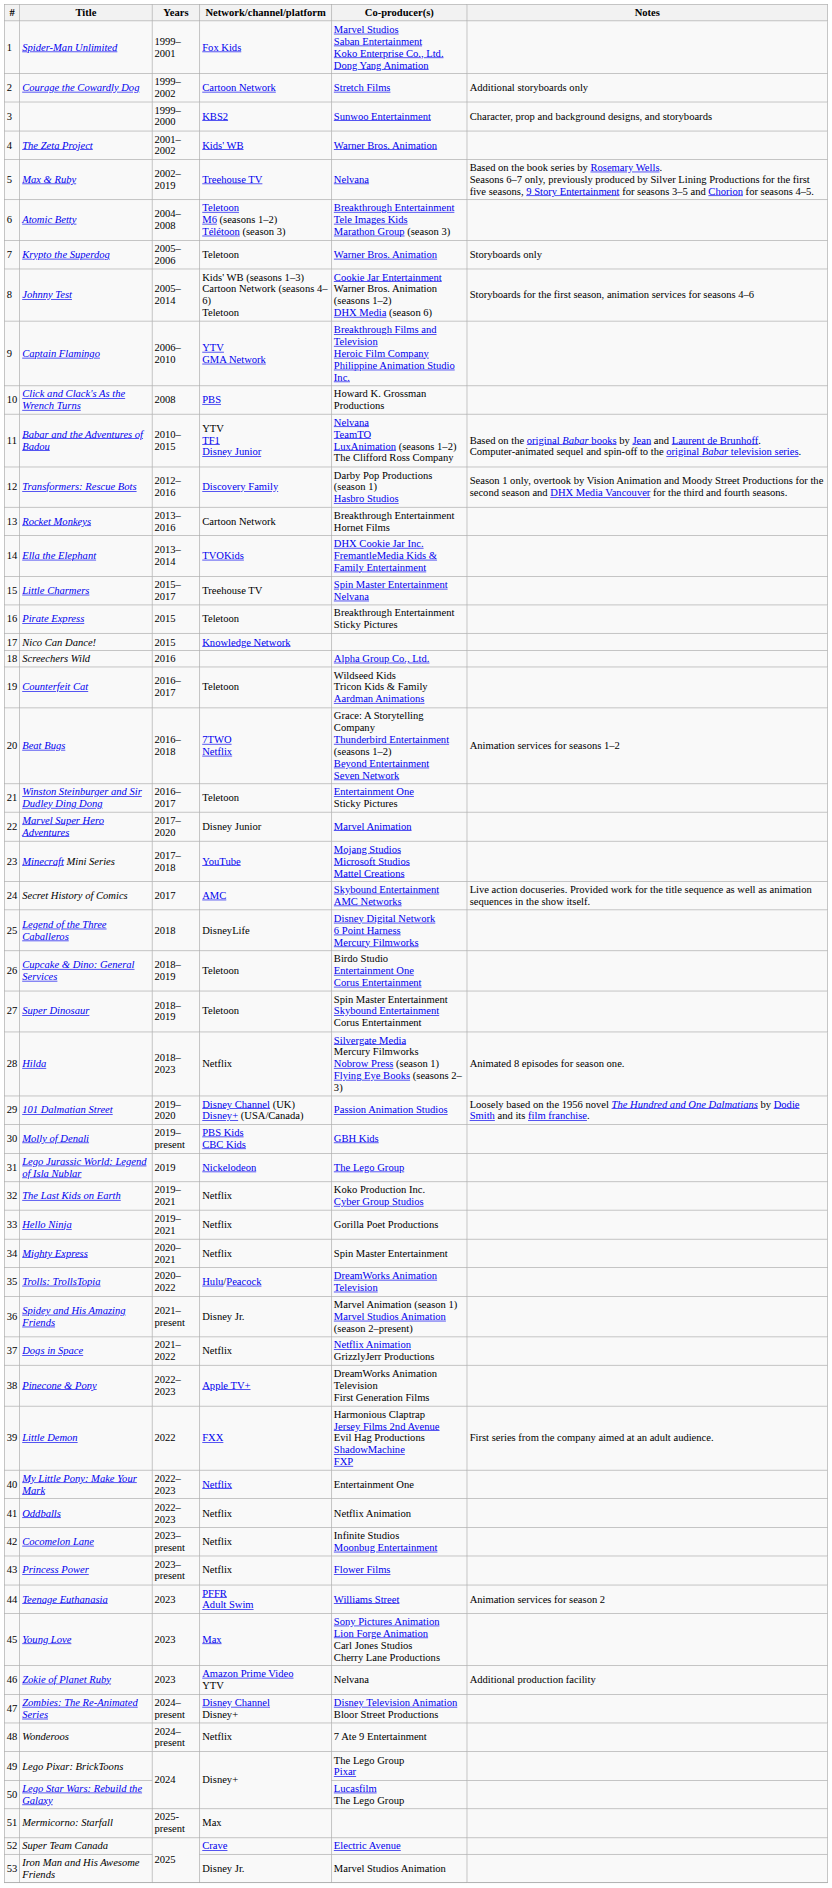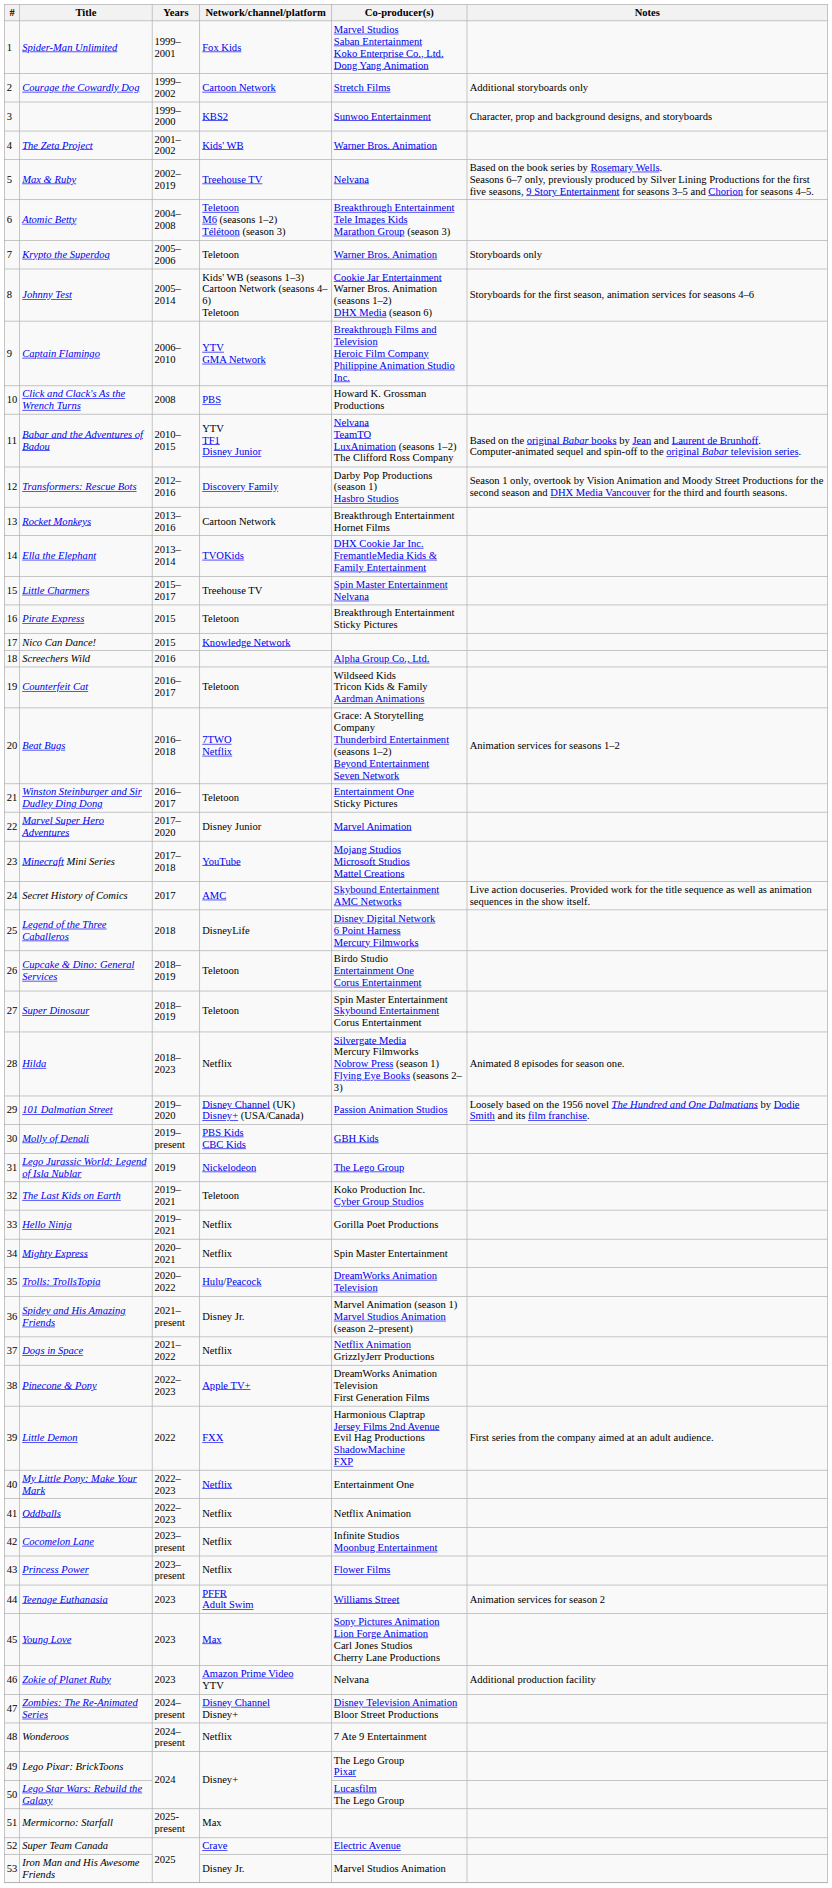(217, 1196) Netflix -> (221, 1196) Teletoon
